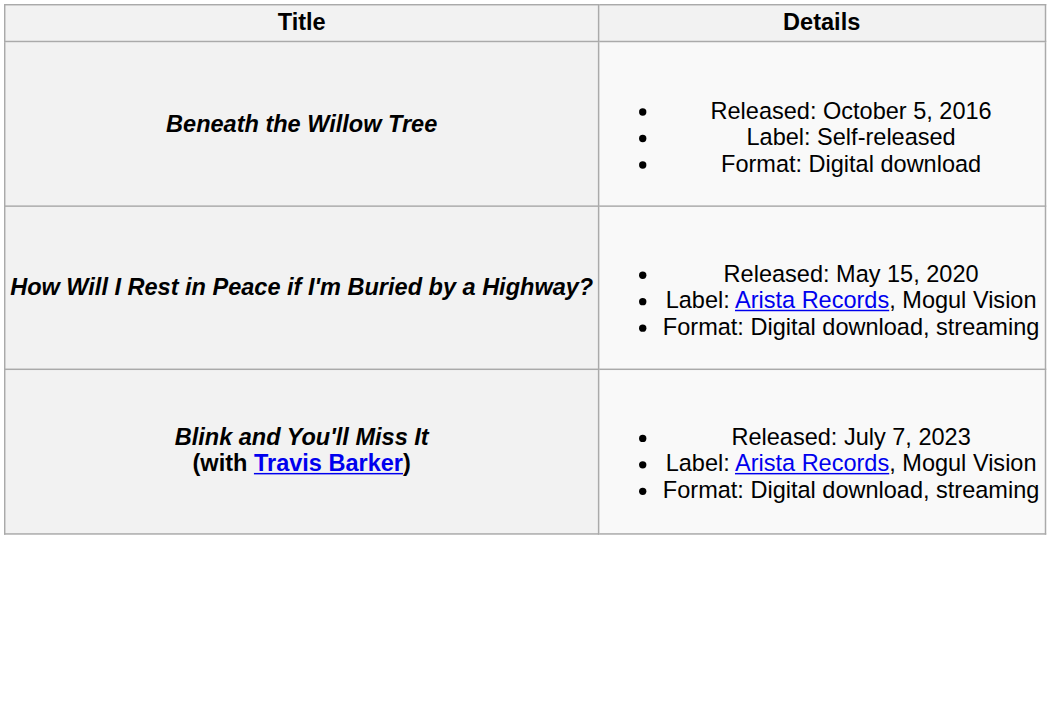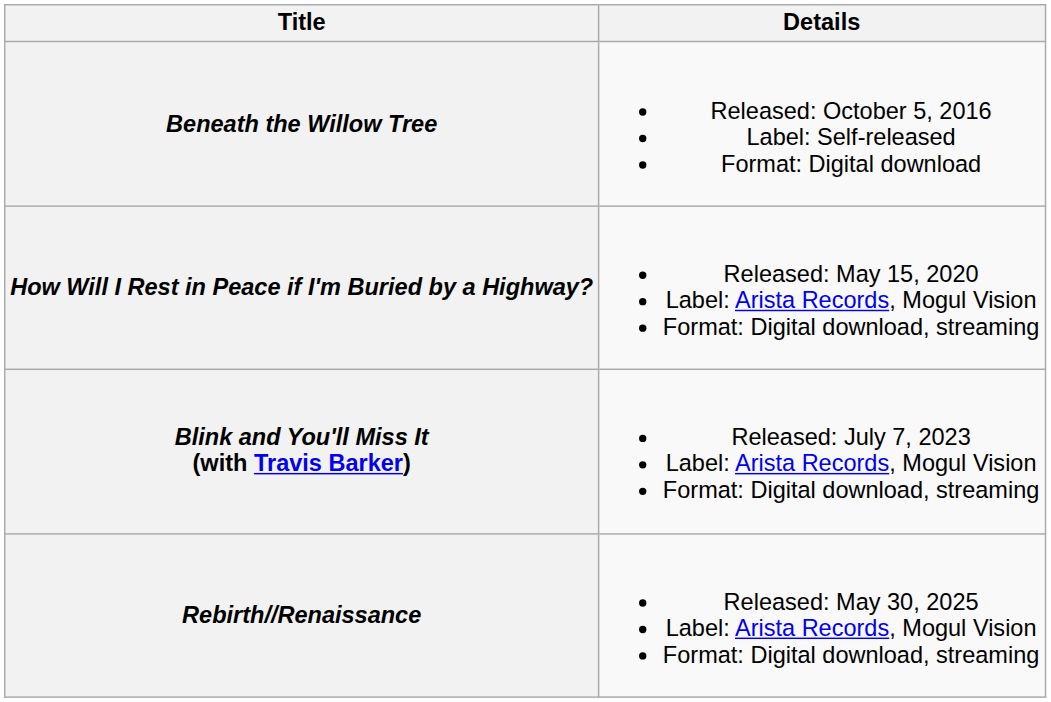+ row: (302, 614)
